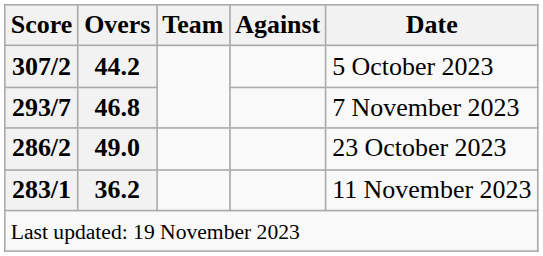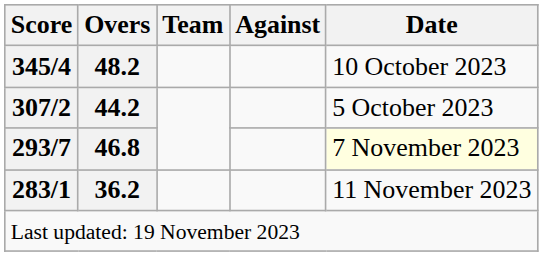+ row: (42, 66)
(426, 107) no background -> (426, 148) lightyellow background
- row: (42, 148)
